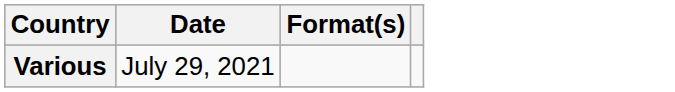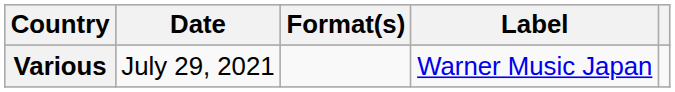+ column: (535, 24)
